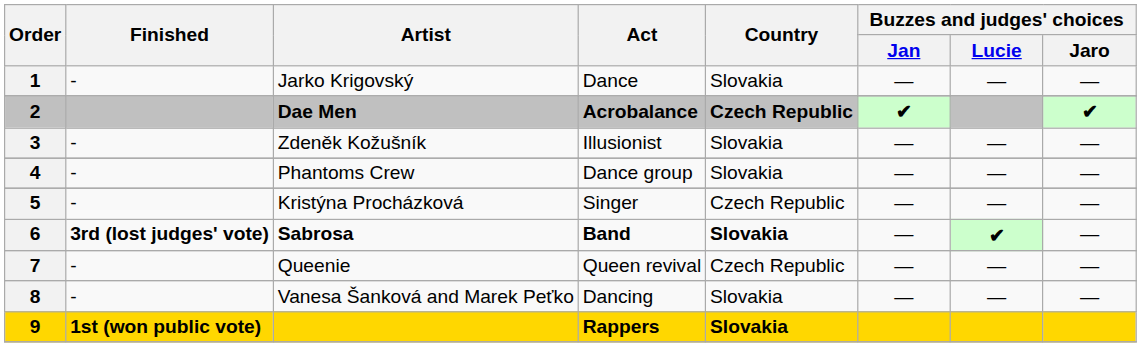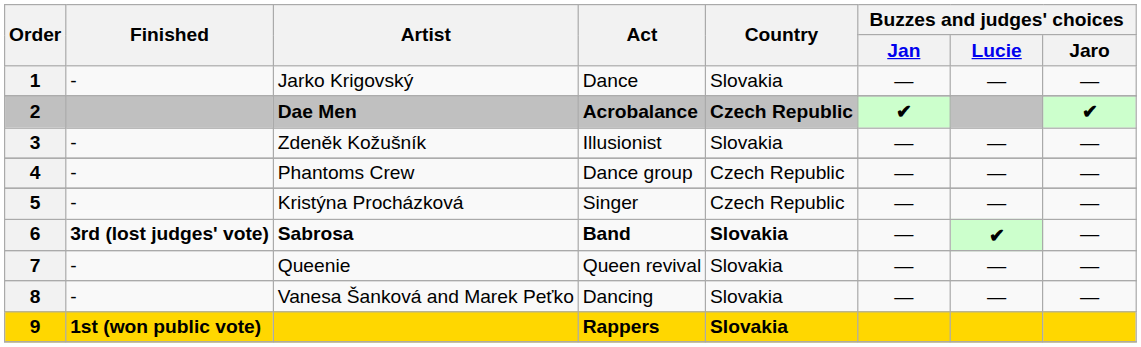(746, 173) Slovakia -> (777, 173) Czech Republic
(777, 265) Czech Republic -> (746, 265) Slovakia
